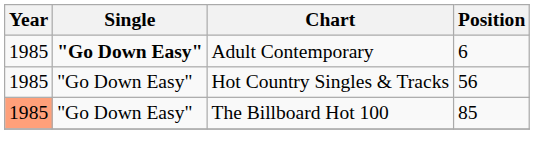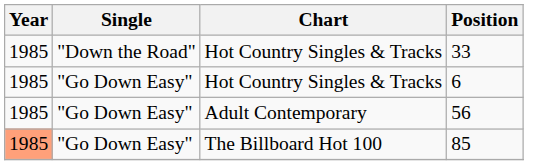+ row: (461, 50)
(130, 50) bold -> (125, 81) normal
(293, 50) Adult Contemporary -> (323, 81) Hot Country Singles & Tracks
(330, 81) Hot Country Singles & Tracks -> (286, 112) Adult Contemporary
